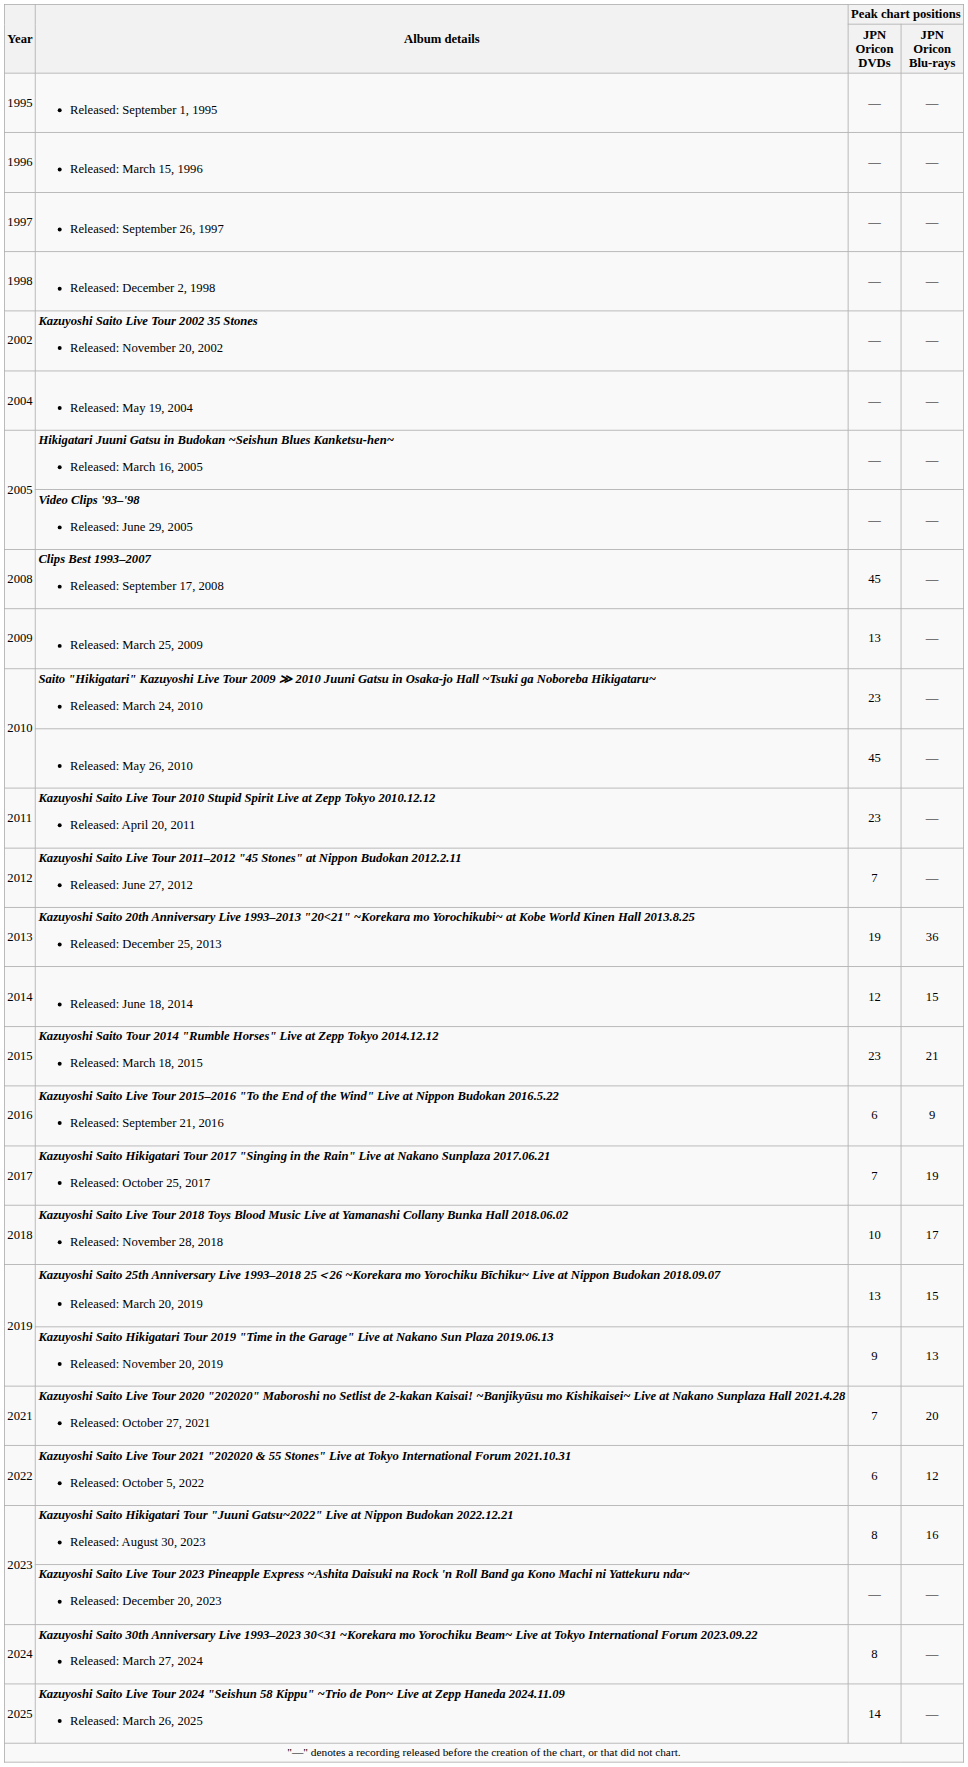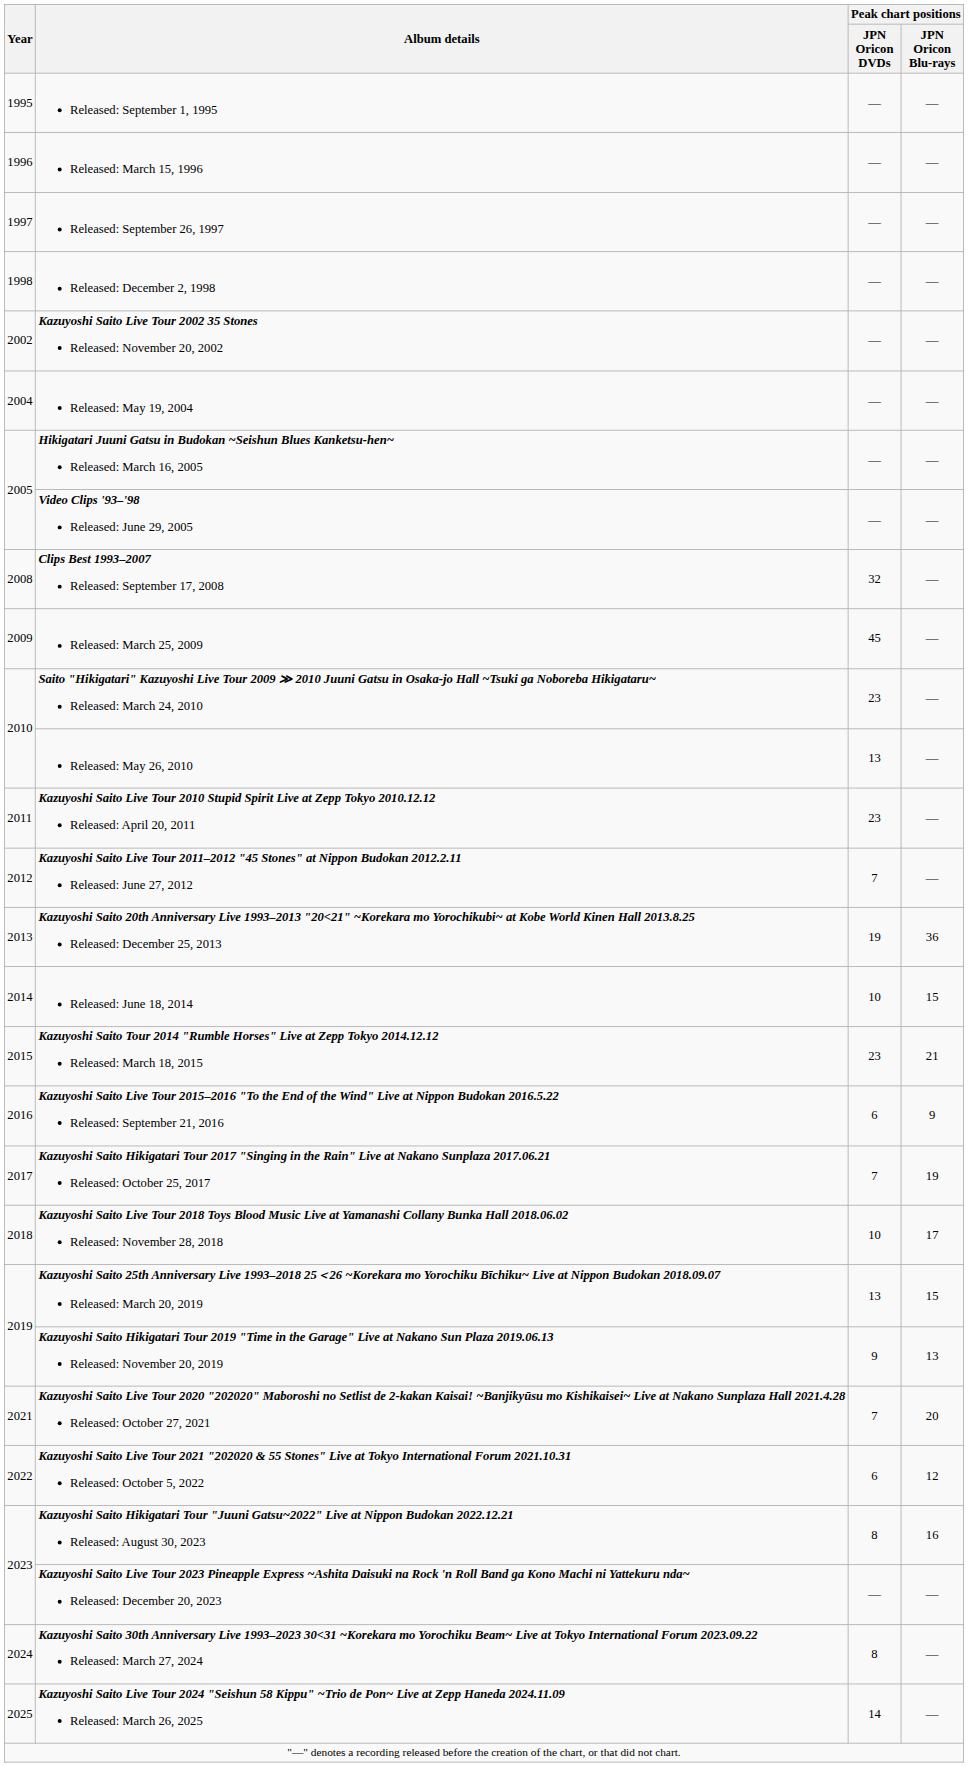(874, 579) 45 -> (874, 579) 32
(874, 638) 13 -> (874, 638) 45
(874, 758) 45 -> (874, 758) 13
(874, 996) 12 -> (874, 996) 10
